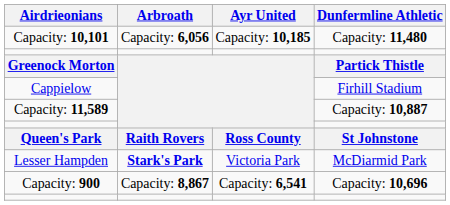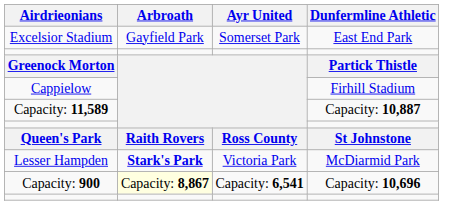+ row: (61, 37)
- row: (61, 37)
(165, 182) no background -> (165, 182) lightyellow background
